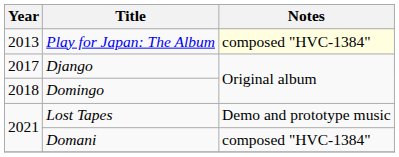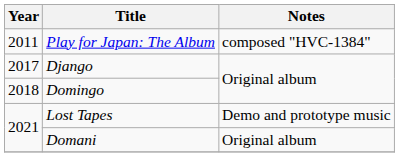(24, 41) 2013 -> (23, 41) 2011
(296, 41) lightyellow background -> (296, 41) no background
(296, 139) composed "HVC-1384" -> (269, 139) Original album
